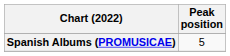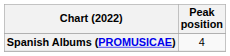(202, 42) 5 -> (202, 42) 4
